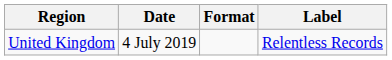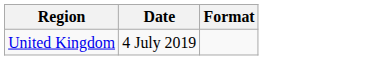- column: (322, 17)
